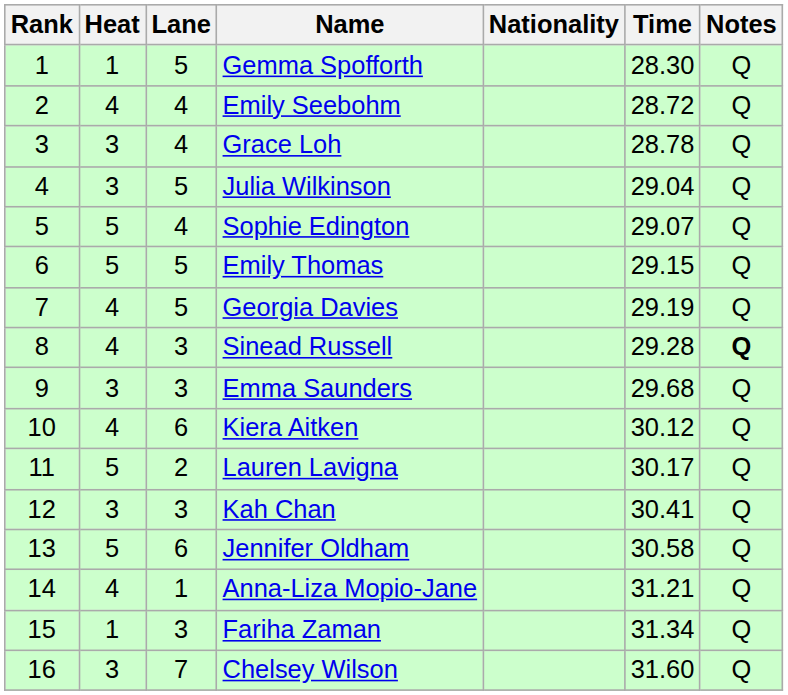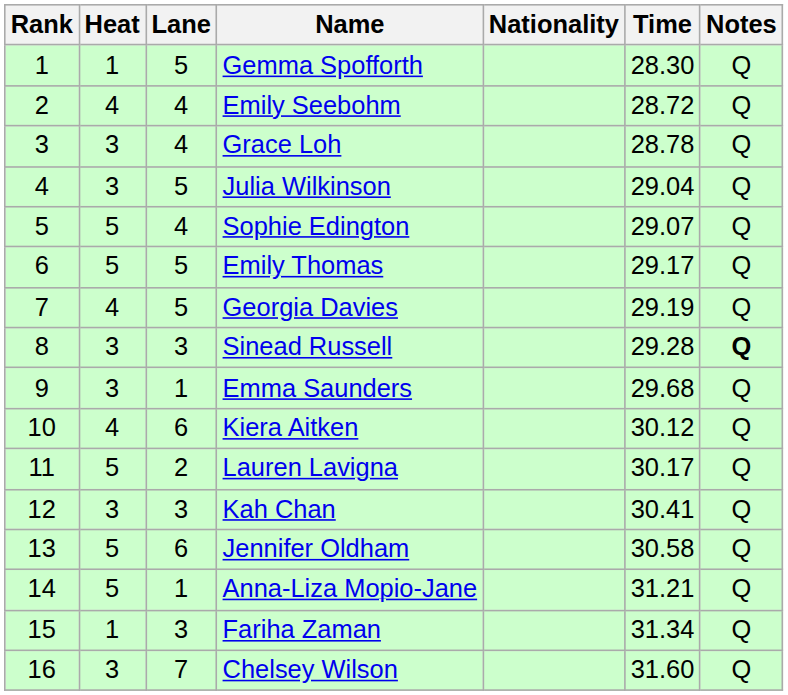(662, 266) 29.15 -> (662, 266) 29.17
(112, 347) 4 -> (112, 347) 3
(181, 387) 3 -> (181, 387) 1
(112, 589) 4 -> (112, 589) 5
